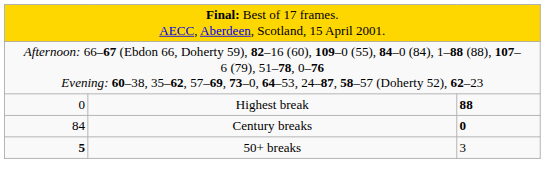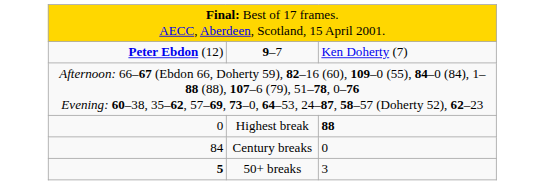+ row: (272, 52)
(463, 126) bold -> (325, 148) normal
